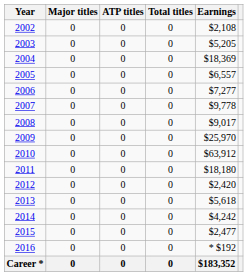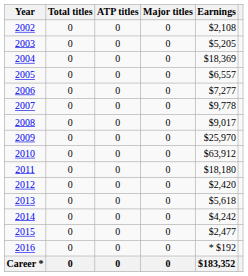columns swapped: (73, 12) <-> (171, 12)
